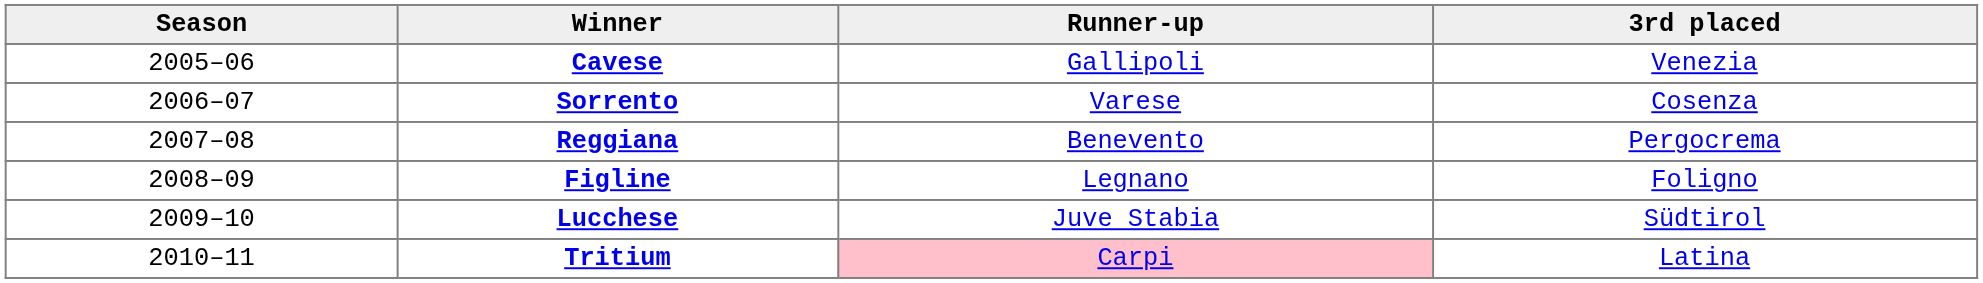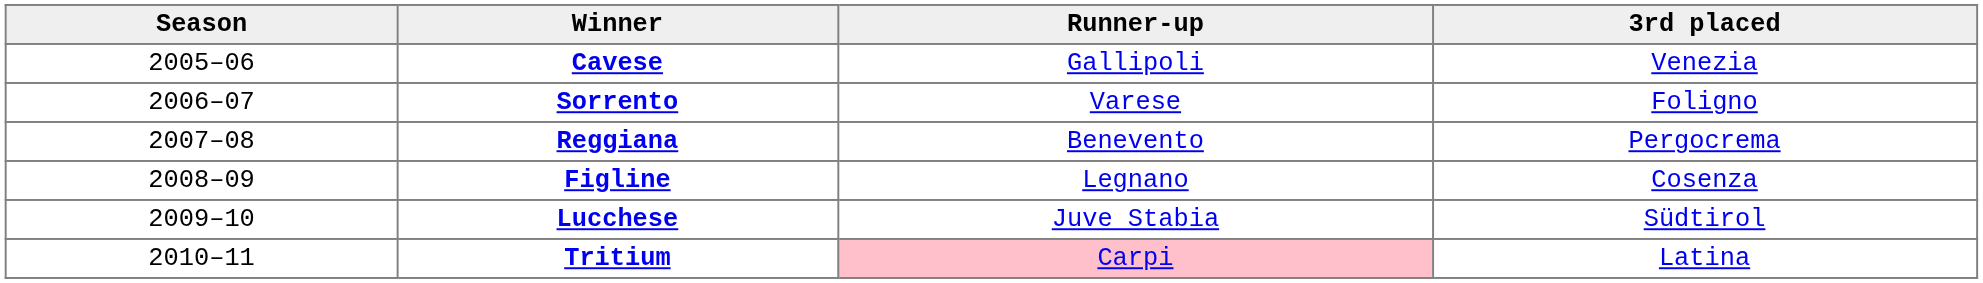(1705, 102) Cosenza -> (1705, 102) Foligno
(1705, 180) Foligno -> (1705, 180) Cosenza
